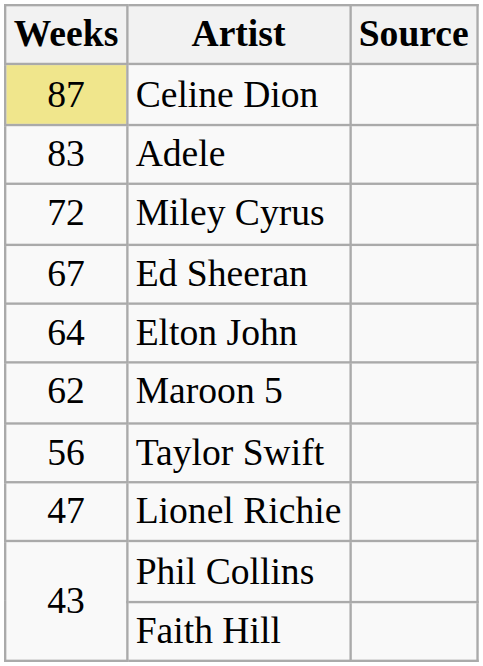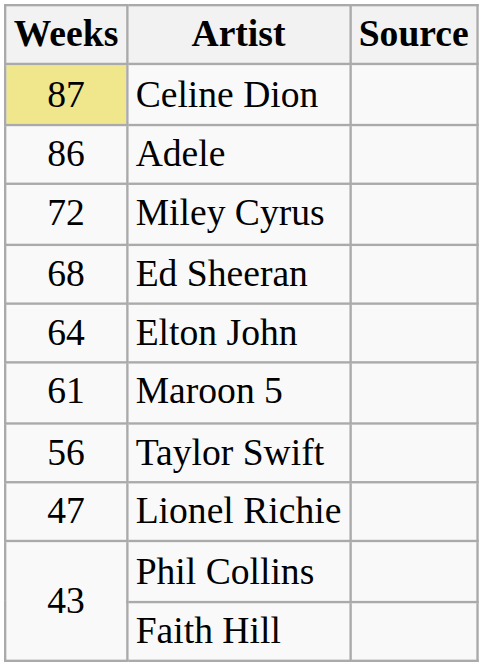(66, 153) 83 -> (66, 153) 86
(66, 272) 67 -> (66, 272) 68
(66, 392) 62 -> (66, 392) 61
